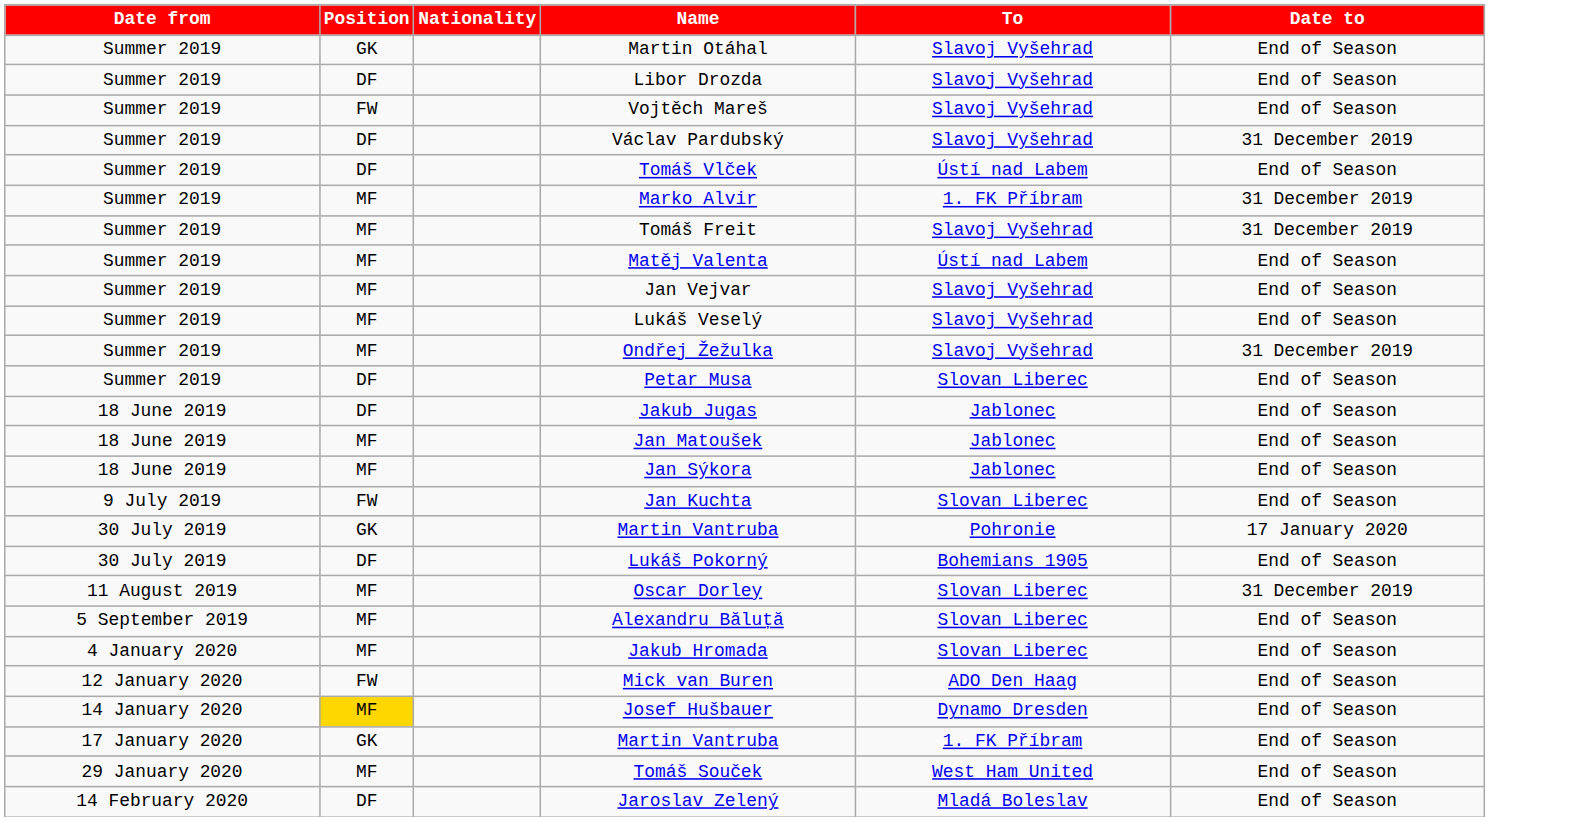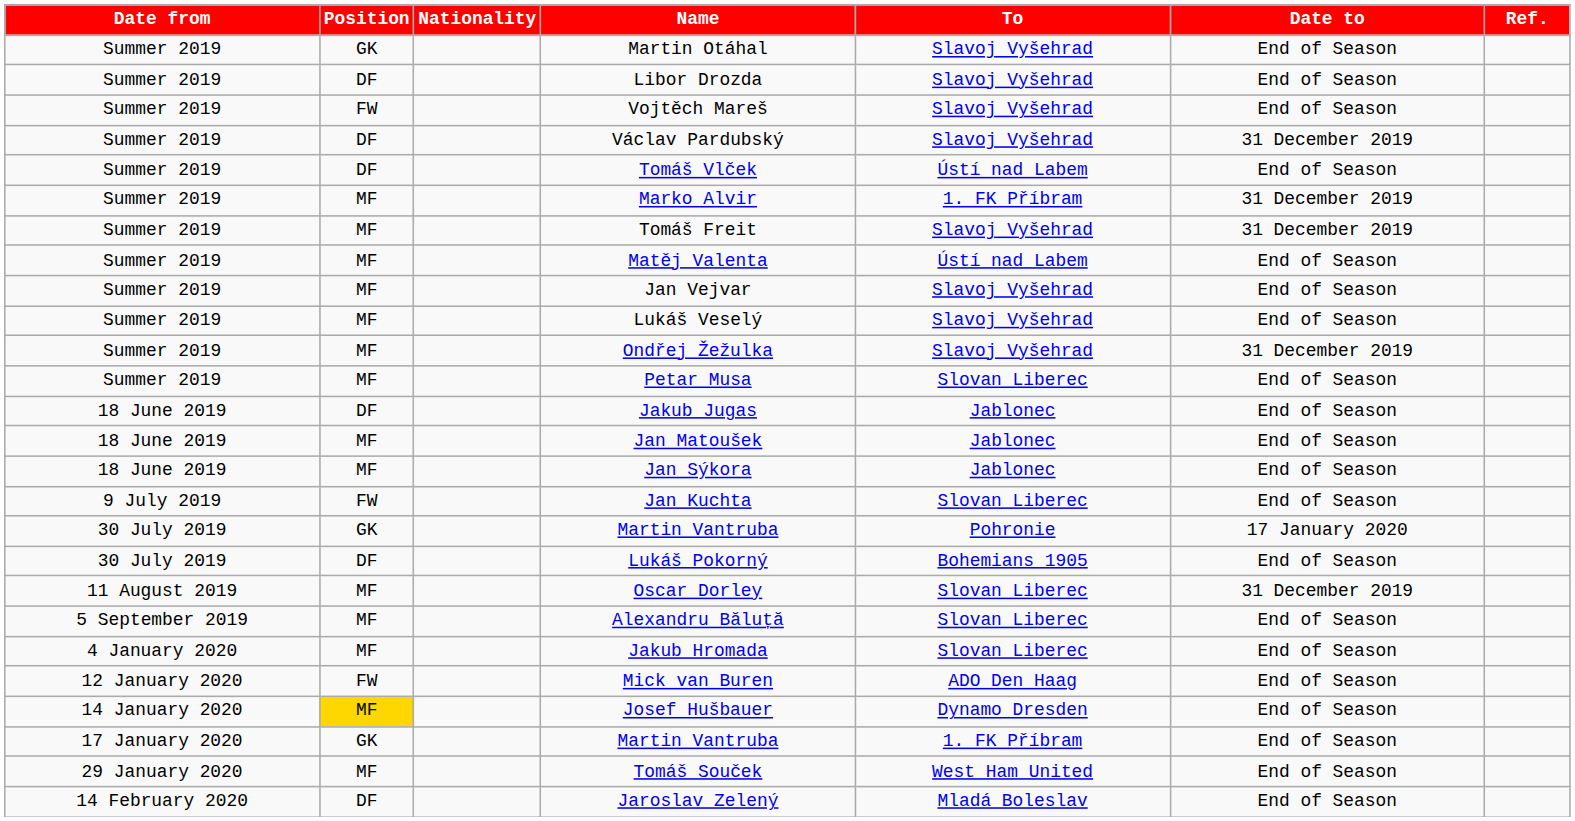+ column: (1527, 19)
(367, 380) DF -> (367, 380) MF
